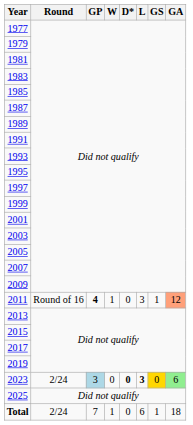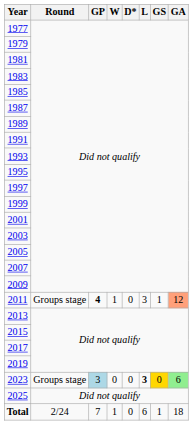(59, 300) Round of 16 -> (60, 300) Groups stage
(59, 380) 2/24 -> (60, 380) Groups stage
(128, 380) bold -> (130, 380) normal
